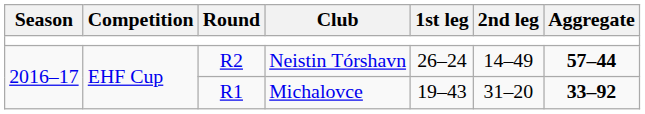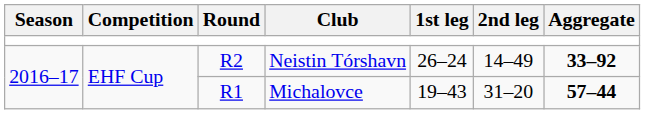(591, 60) 57–44 -> (591, 60) 33–92
(591, 92) 33–92 -> (591, 92) 57–44
